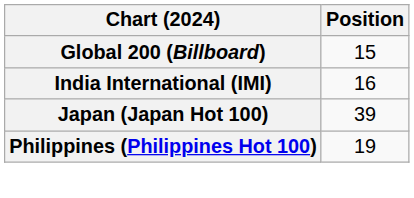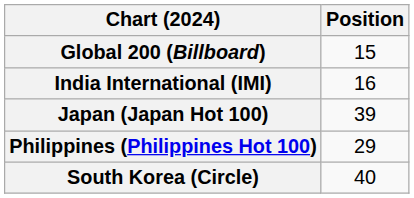(365, 146) 19 -> (365, 146) 29
+ row: (163, 177)
